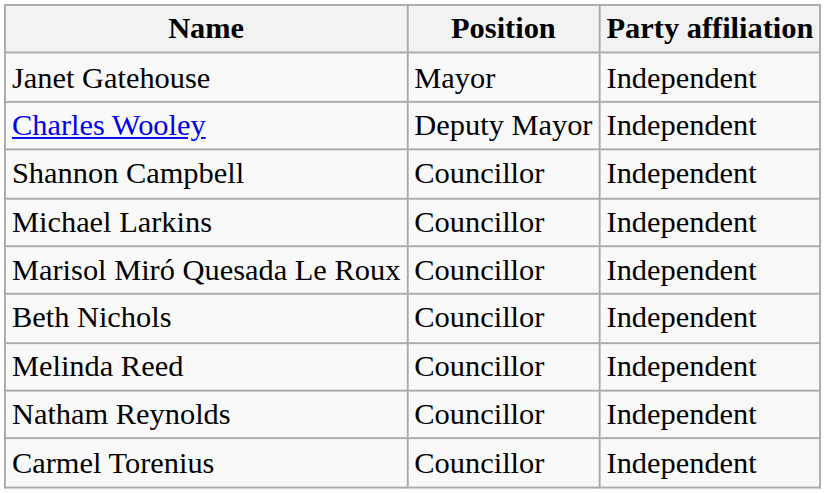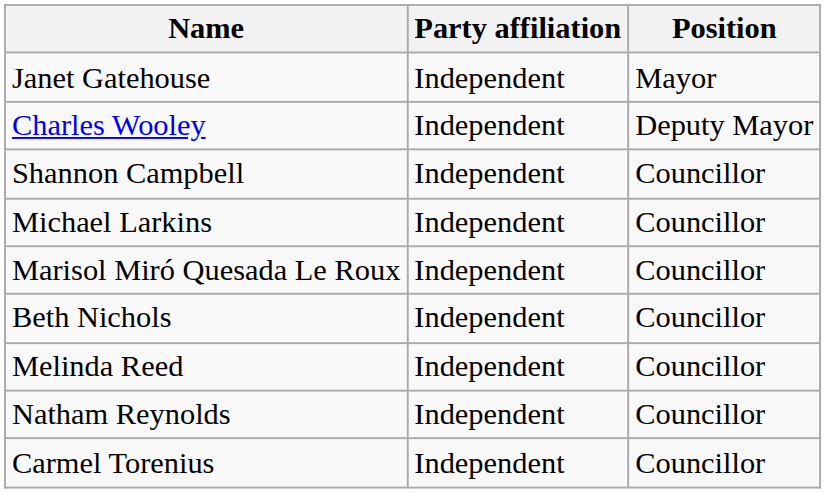columns swapped: (503, 28) <-> (710, 28)
